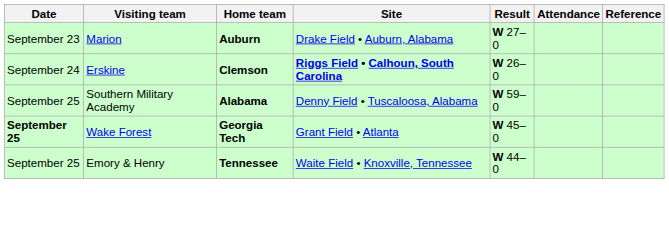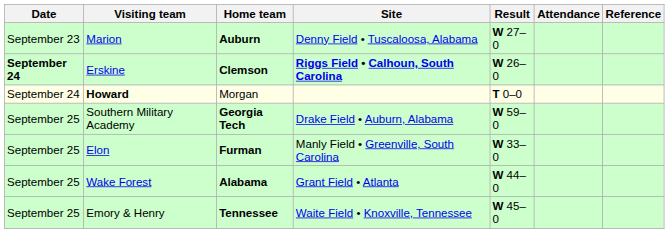(375, 38) Drake Field • Auburn, Alabama -> (387, 38) Denny Field • Tuscaloosa, Alabama
(43, 70) normal -> (37, 70) bold
+ row: (108, 94)
(243, 101) Alabama -> (241, 119) Georgia Tech
(387, 101) Denny Field • Tuscaloosa, Alabama -> (375, 119) Drake Field • Auburn, Alabama
+ row: (98, 150)
(37, 132) bold -> (43, 182) normal
(241, 132) Georgia Tech -> (243, 182) Alabama
(509, 132) W 45–0 -> (509, 182) W 44–0
(509, 163) W 44–0 -> (509, 213) W 45–0
